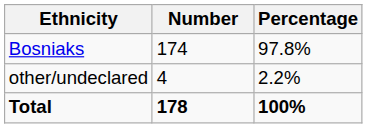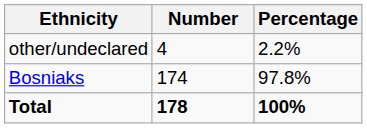rows swapped: (47, 48) <-> (79, 78)
